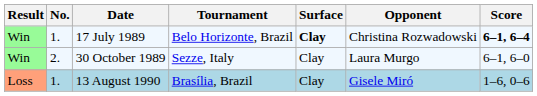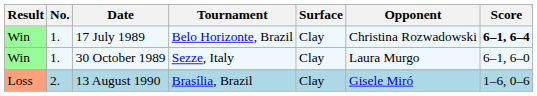(312, 36) bold -> (312, 36) normal
(55, 58) 2. -> (55, 58) 1.
(55, 79) 1. -> (55, 79) 2.
